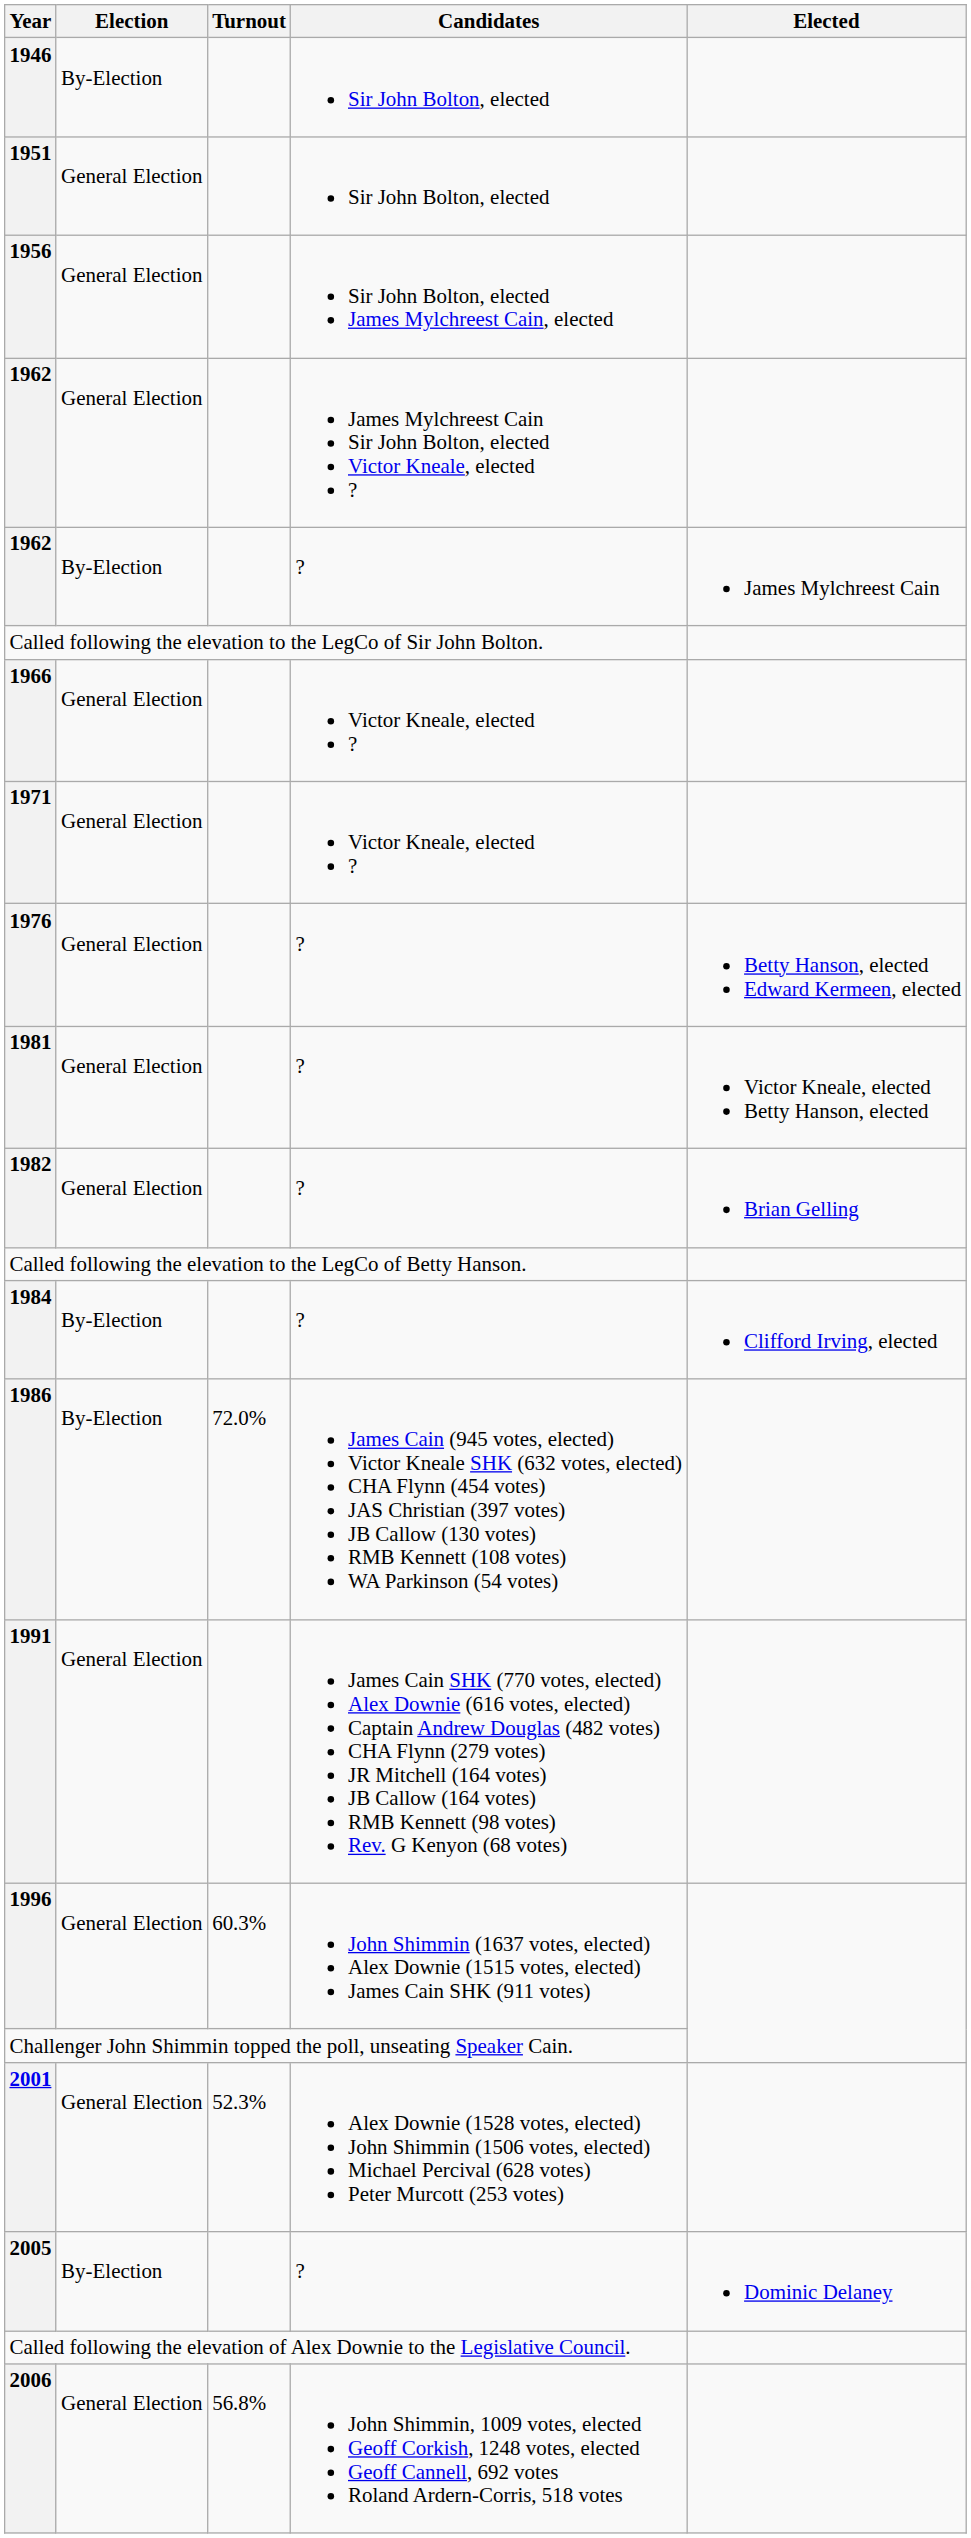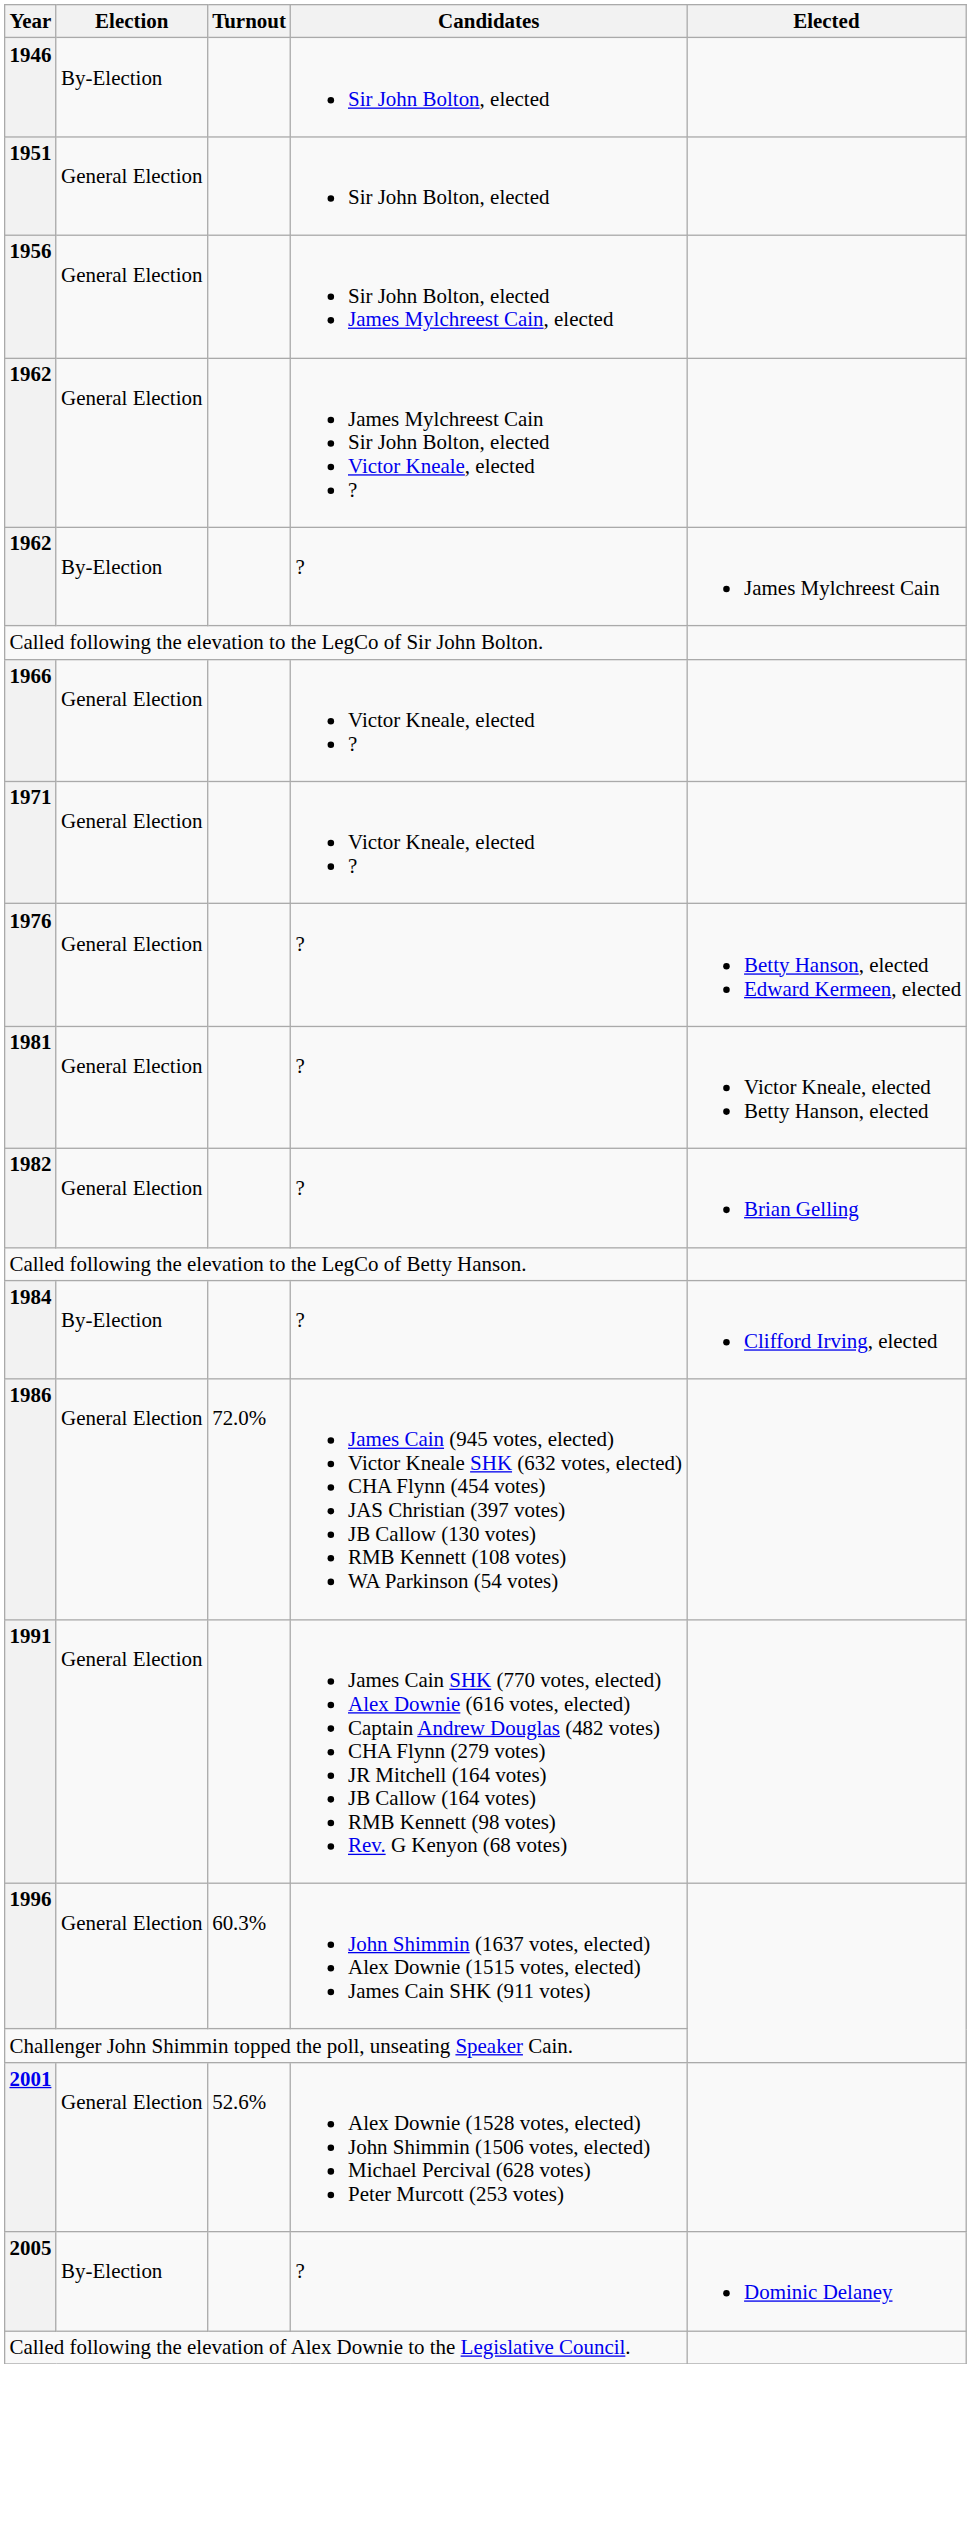(112, 1419) By-Election -> (132, 1419) General Election
(239, 2102) 52.3% -> (239, 2102) 52.6%
- row: (30, 2380)
